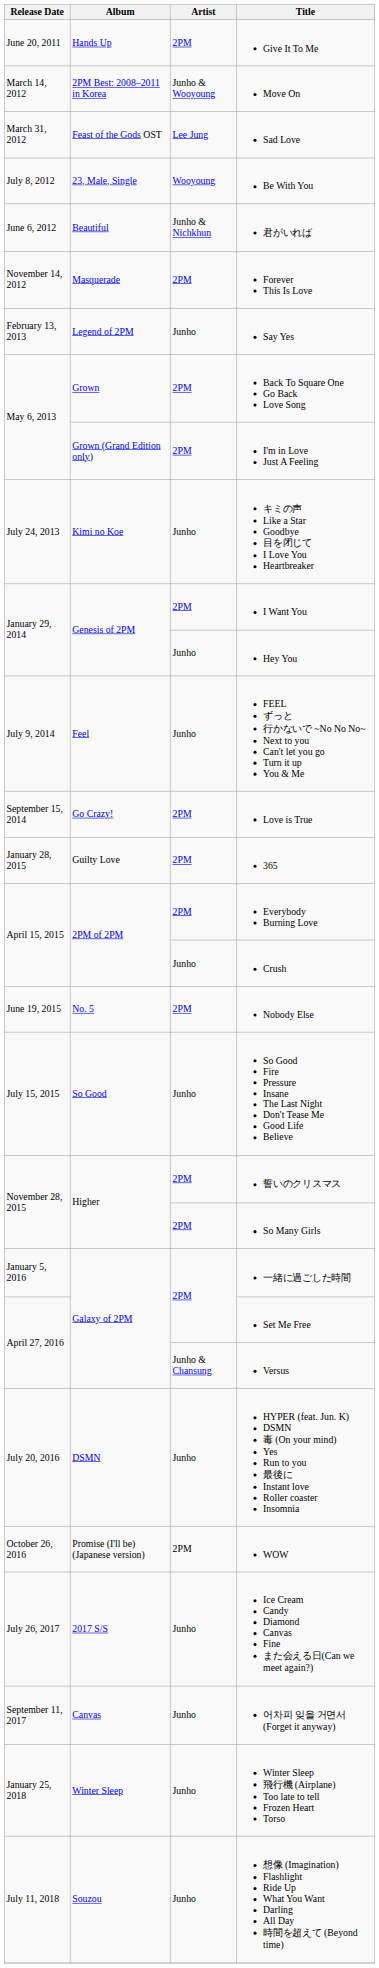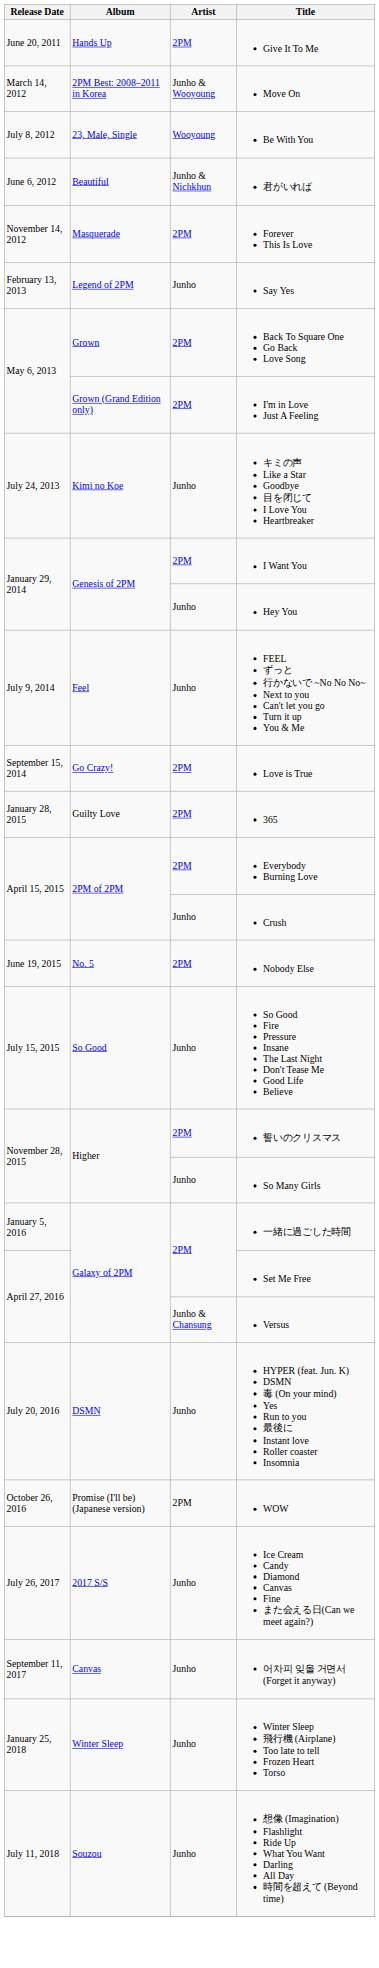- row: (305, 140)
(182, 1226) 2PM -> (184, 1180) Junho
